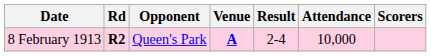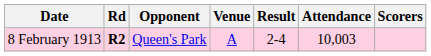(232, 39) bold -> (232, 39) normal
(336, 39) 10,000 -> (336, 39) 10,003
